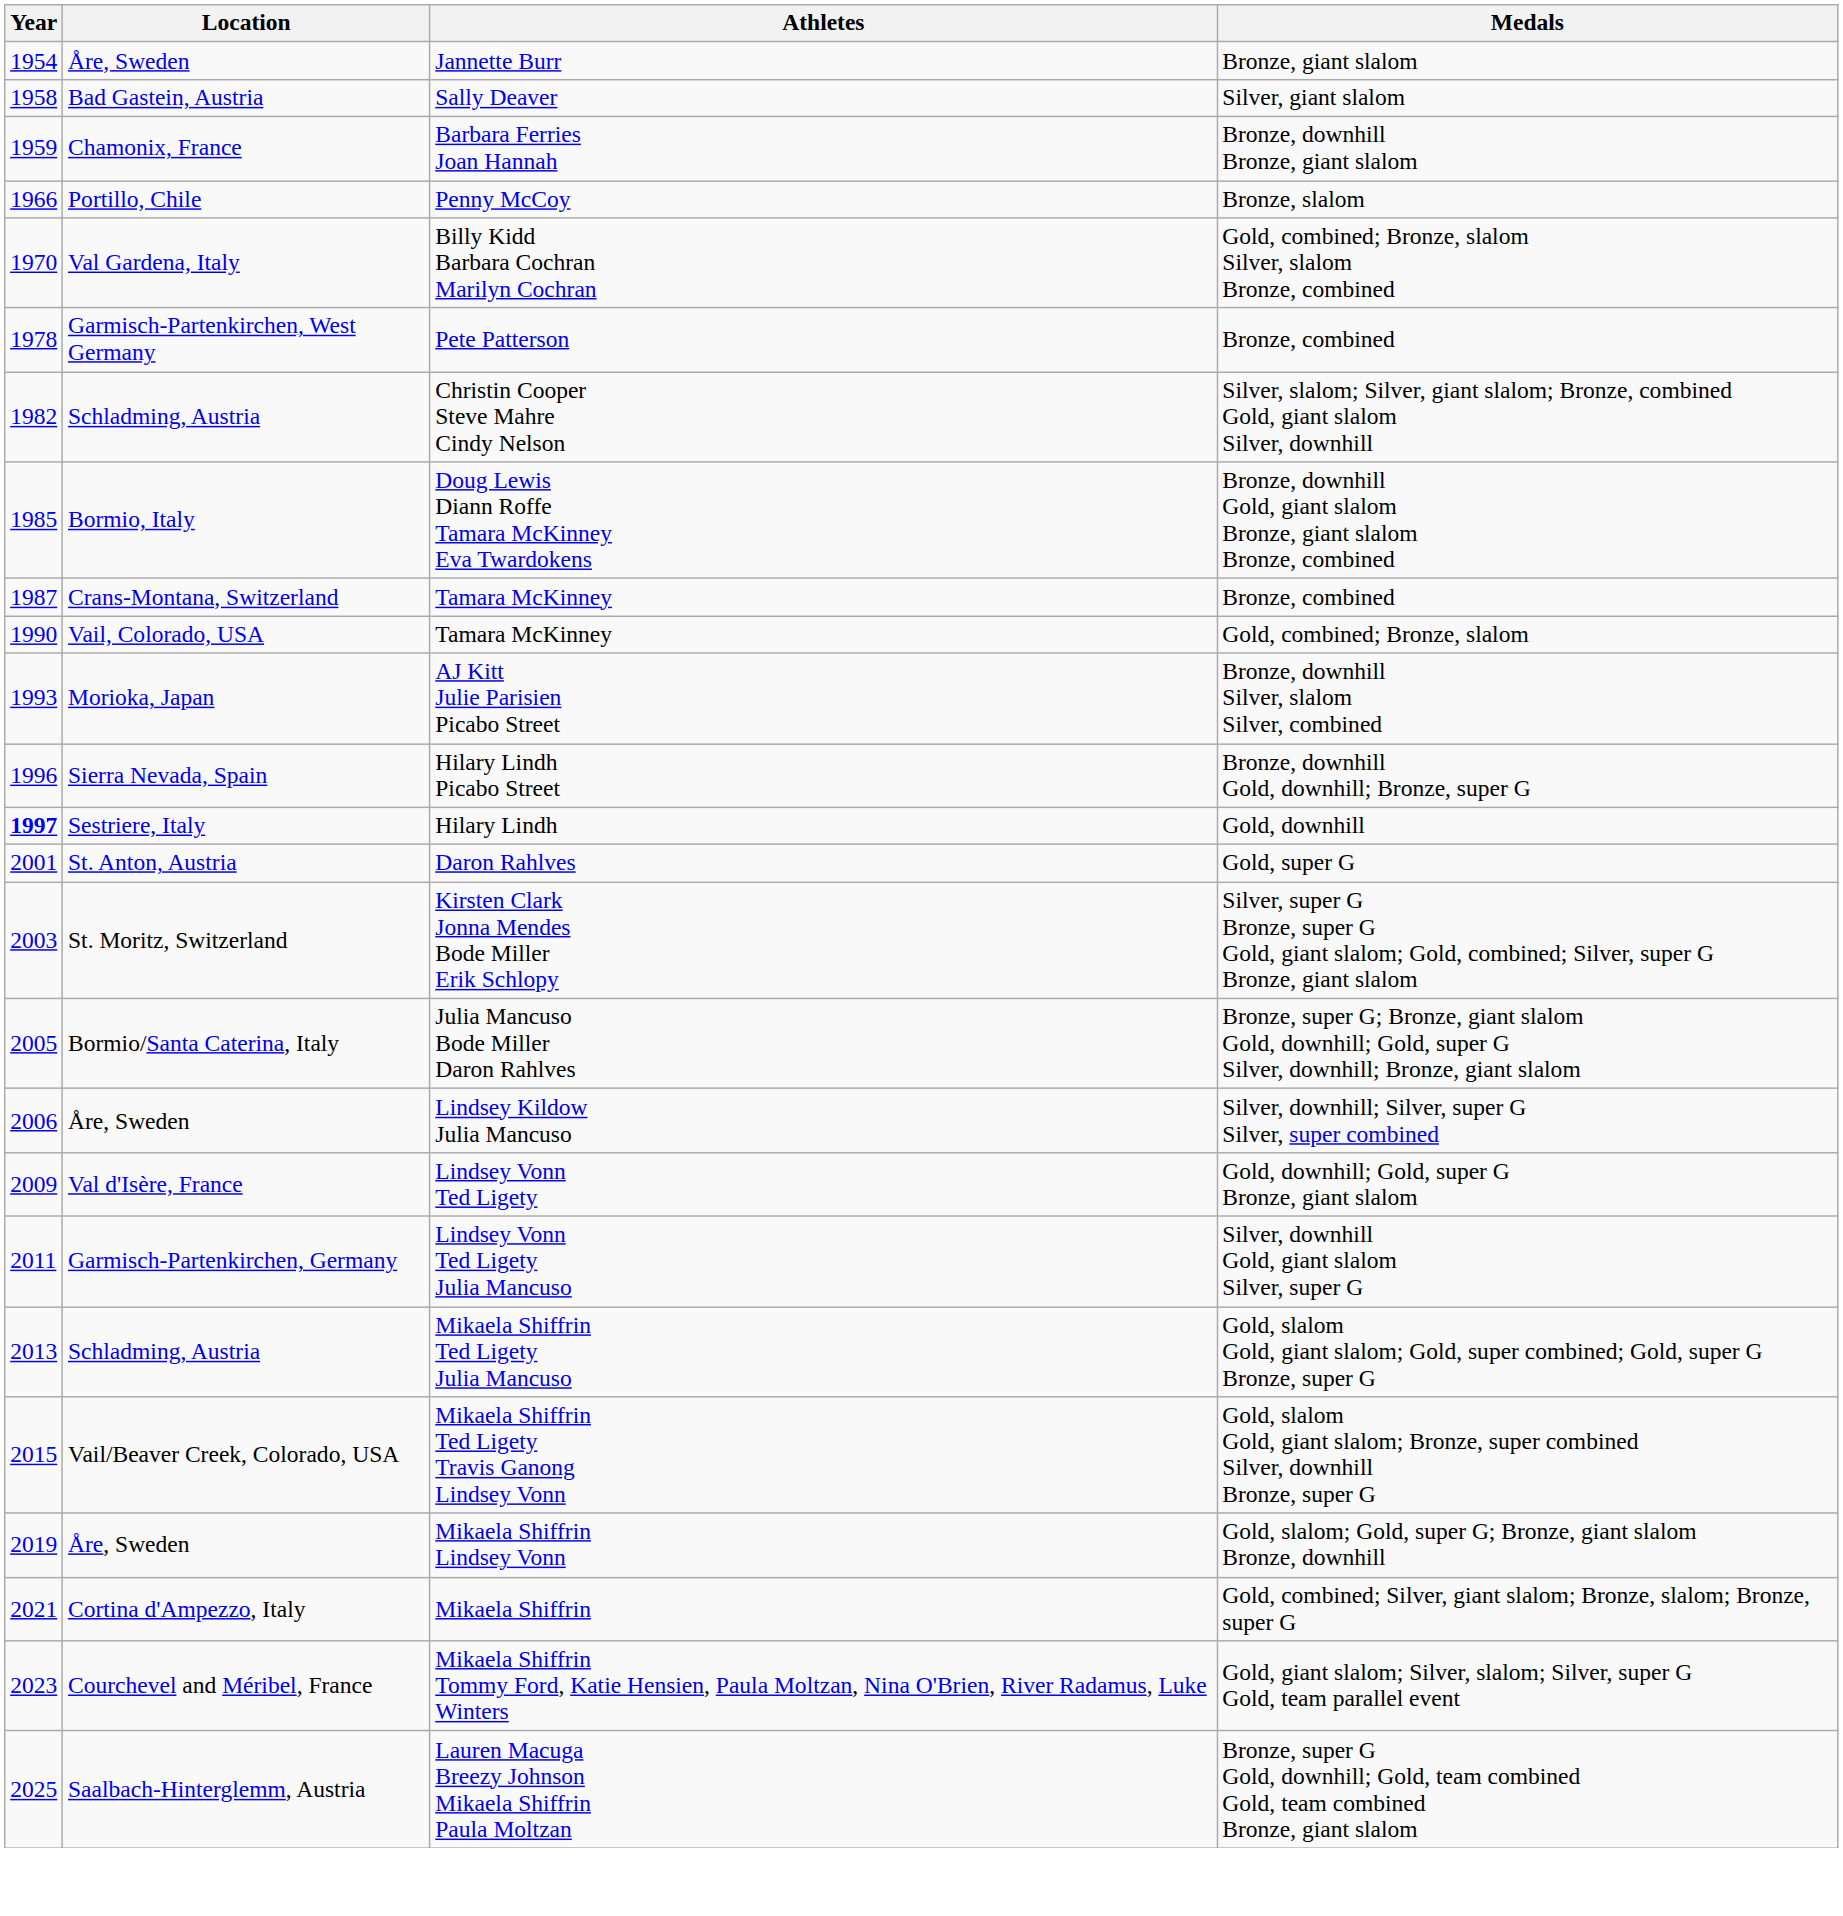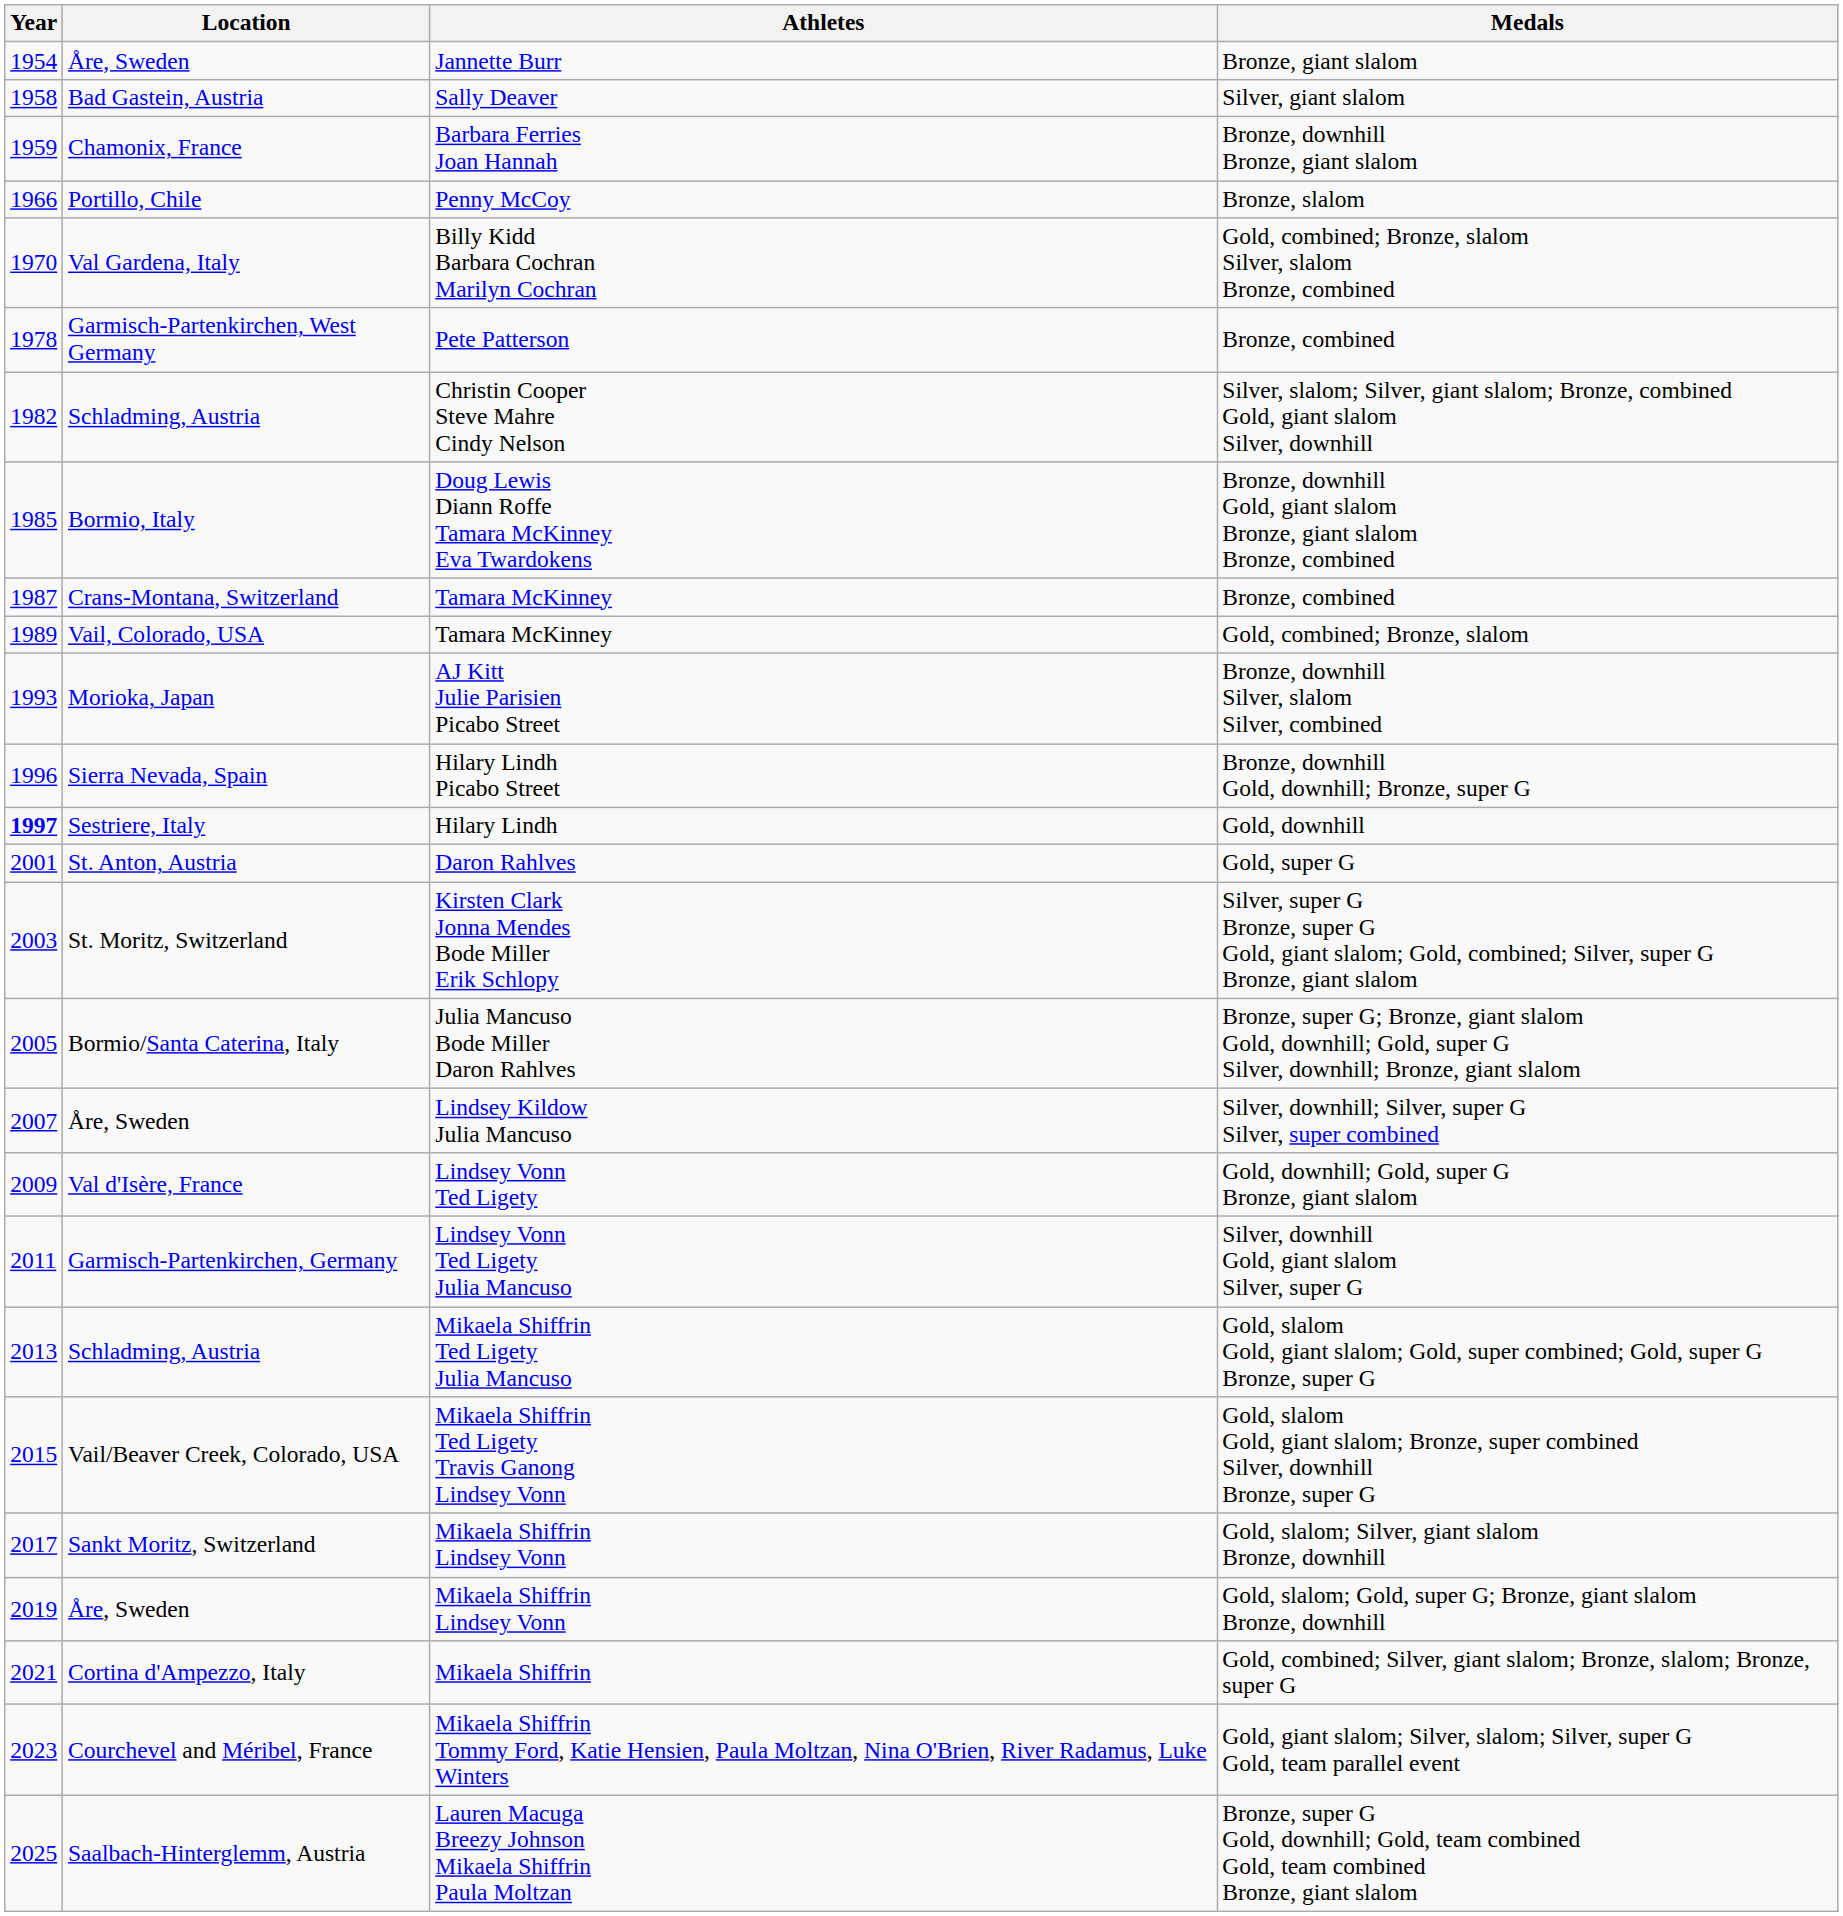(34, 634) 1990 -> (34, 634) 1989
(34, 1120) 2006 -> (34, 1120) 2007
+ row: (513, 1544)
